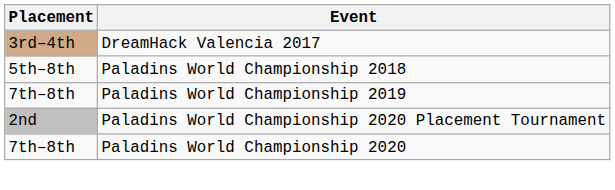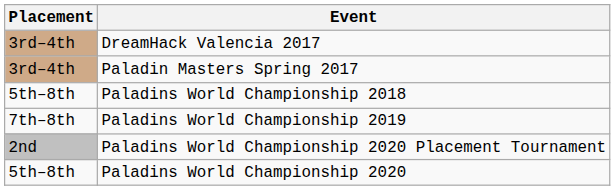+ row: (230, 69)
(42, 147) 7th–8th -> (42, 173) 5th–8th
